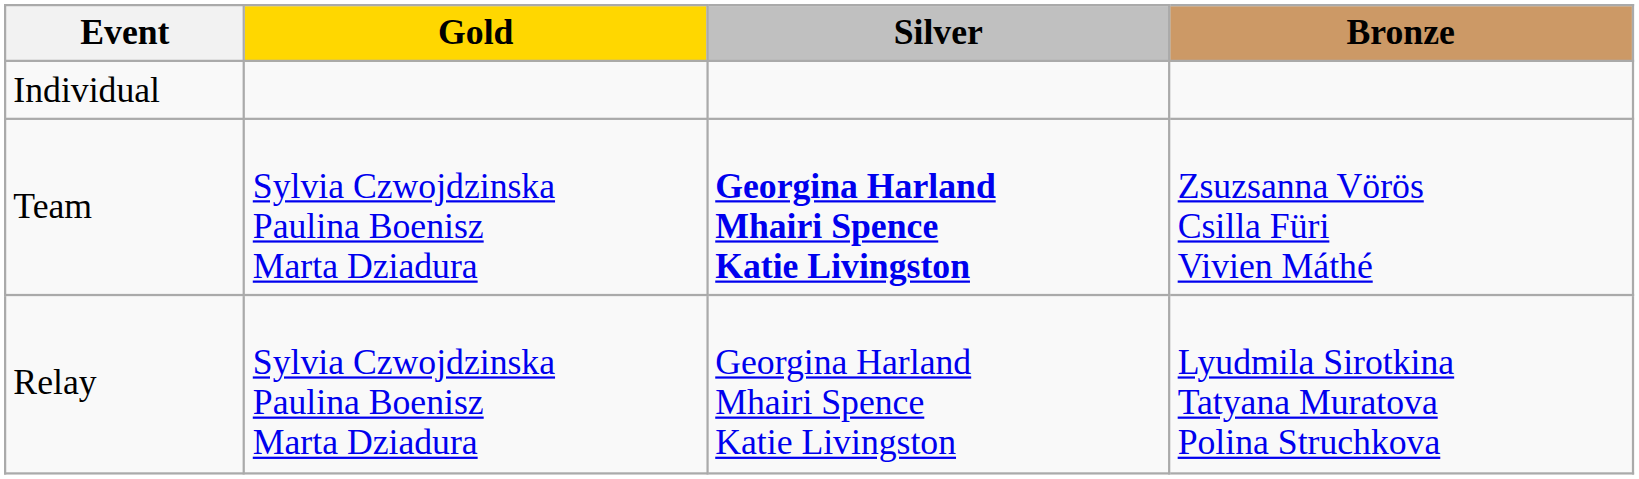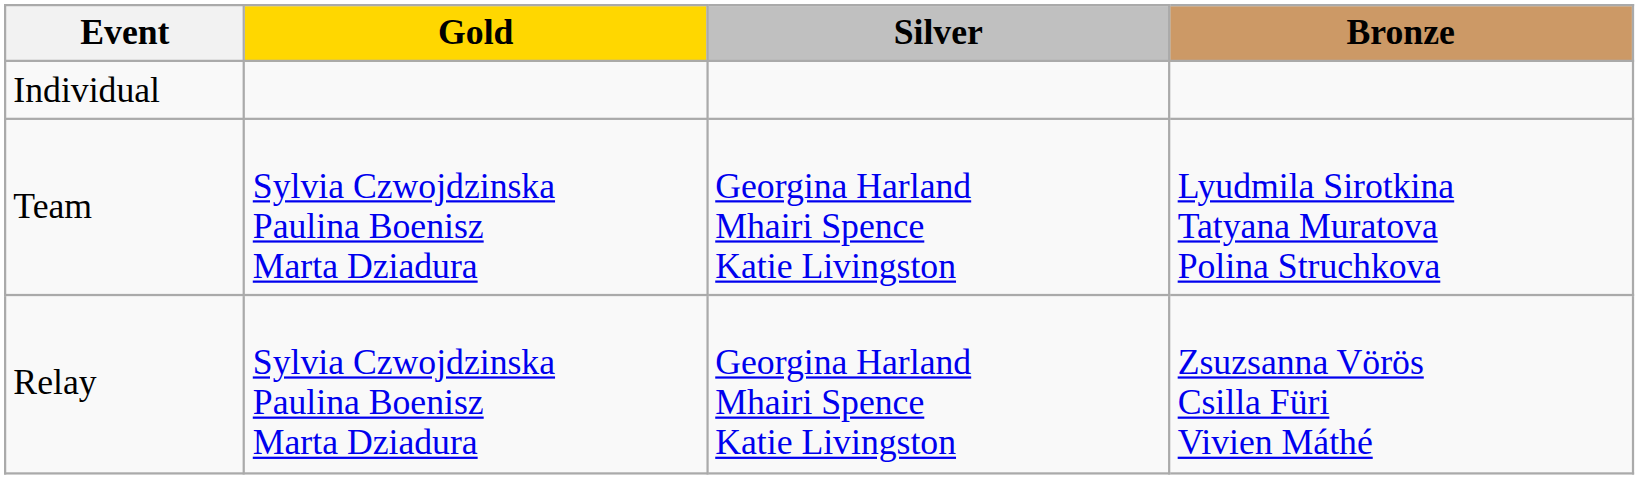(855, 226) bold -> (843, 226) normal
(1301, 226) Zsuzsanna Vörös Csilla Füri Vivien Máthé -> (1316, 226) Lyudmila Sirotkina Tatyana Muratova Polina Struchkova
(1316, 403) Lyudmila Sirotkina Tatyana Muratova Polina Struchkova -> (1301, 403) Zsuzsanna Vörös Csilla Füri Vivien Máthé
